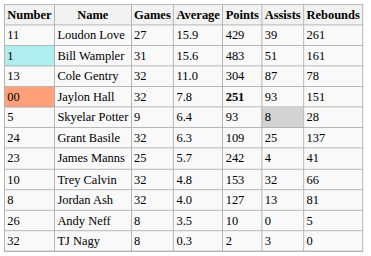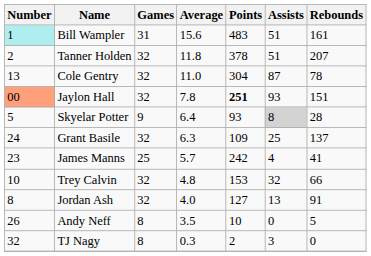- row: (91, 35)
+ row: (94, 56)
(313, 199) 81 -> (316, 199) 91
